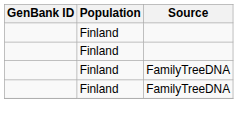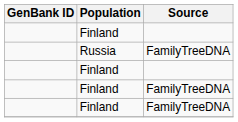+ row: (98, 51)
